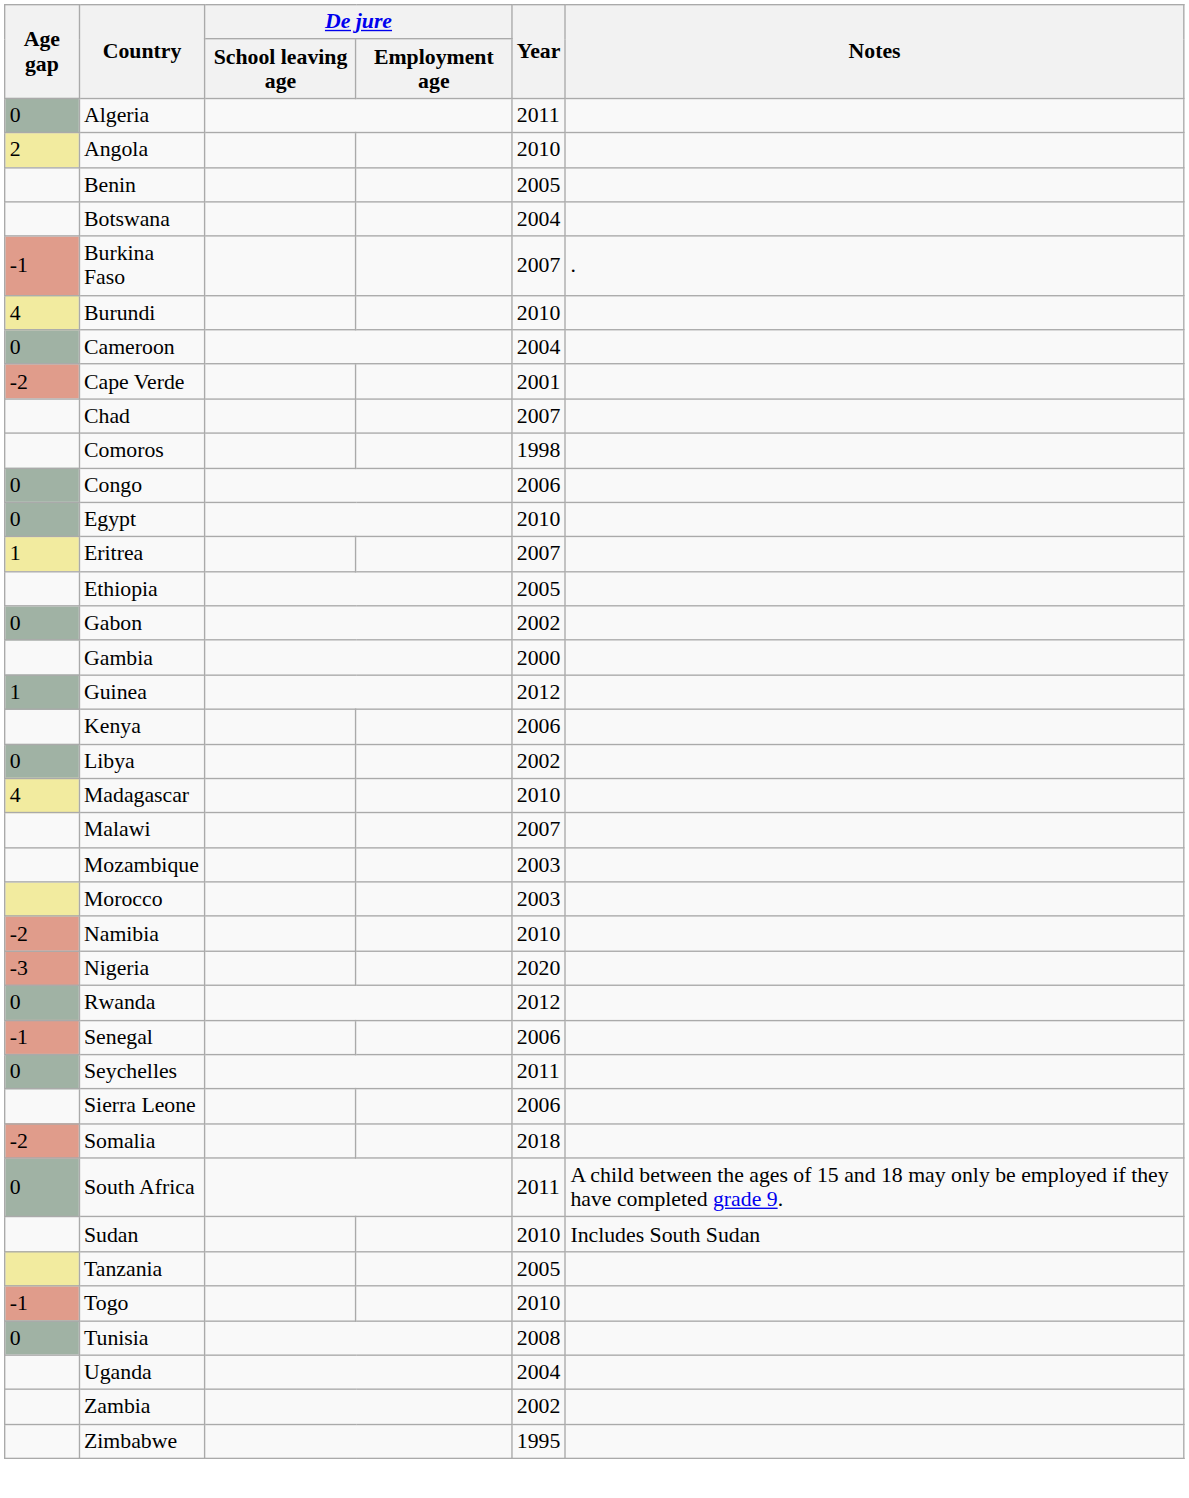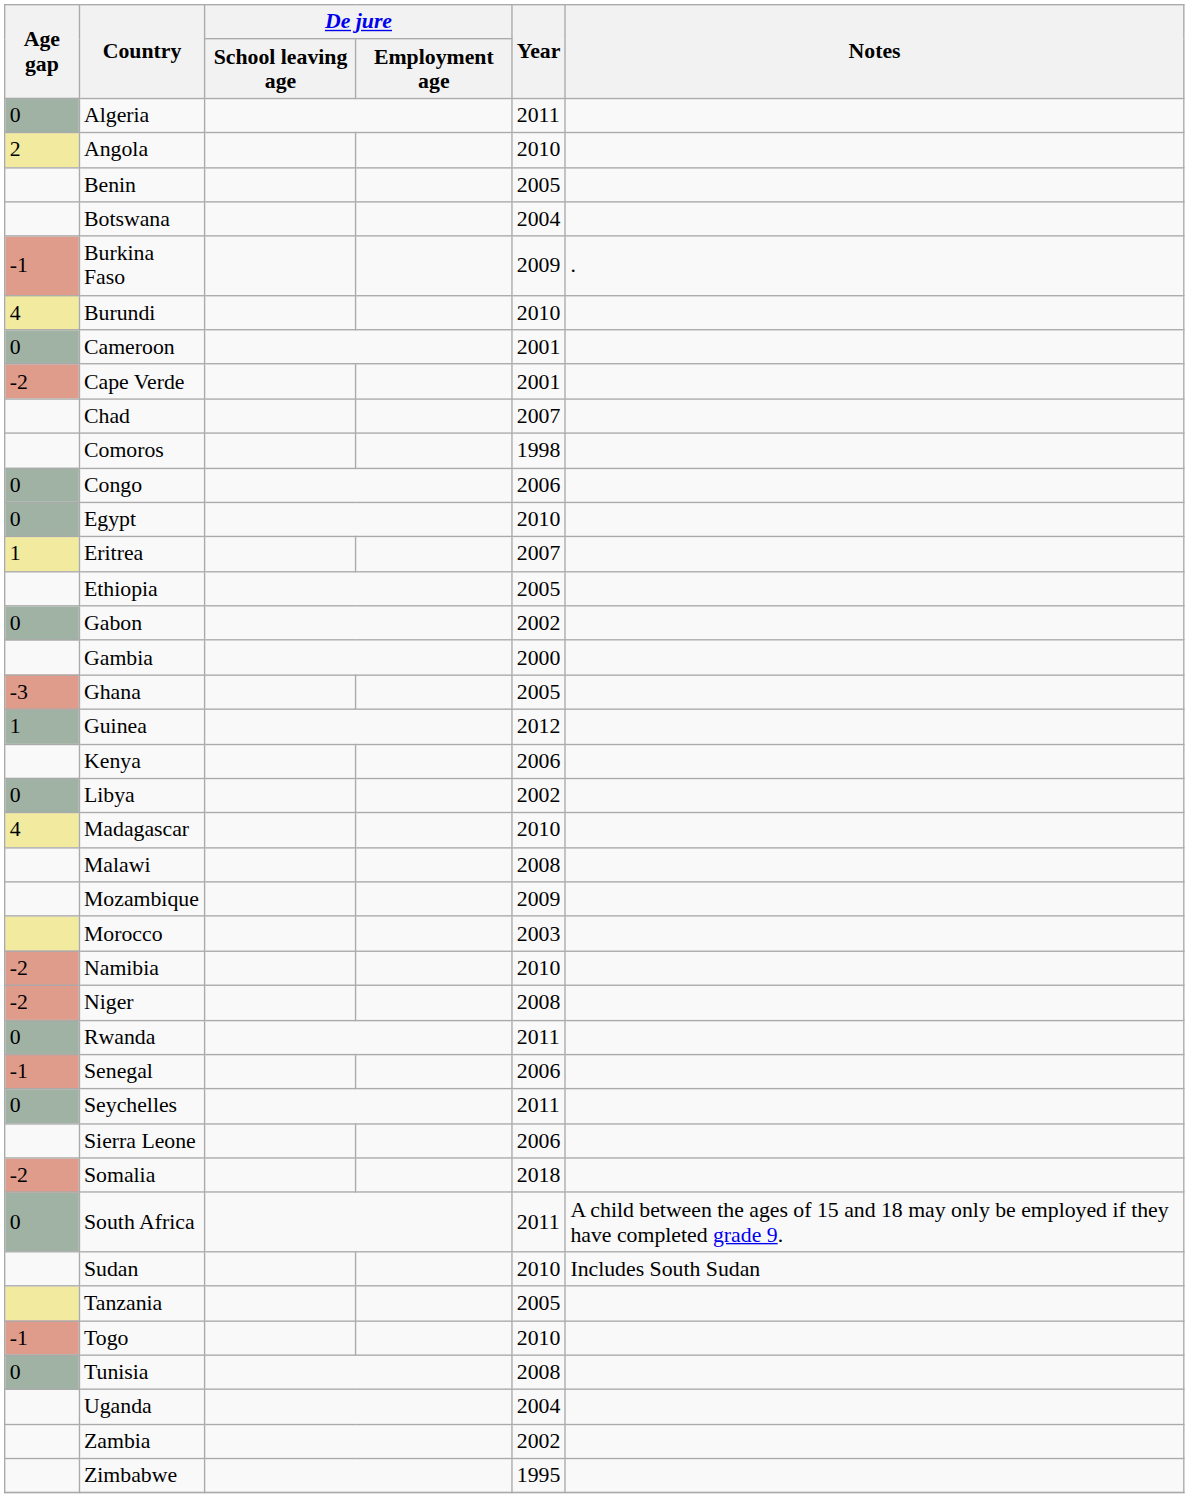(539, 265) 2007 -> (539, 265) 2009
(539, 346) 2004 -> (539, 346) 2001
+ row: (112, 691)
(539, 829) 2007 -> (539, 864) 2008
(539, 864) 2003 -> (539, 898) 2009
+ row: (109, 1002)
- row: (117, 967)
(539, 1002) 2012 -> (538, 1036) 2011
